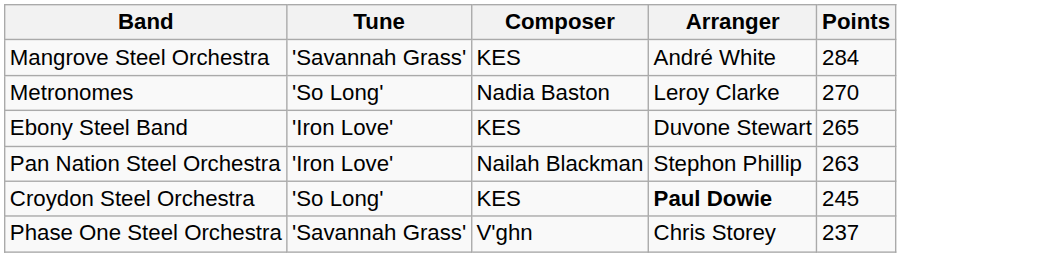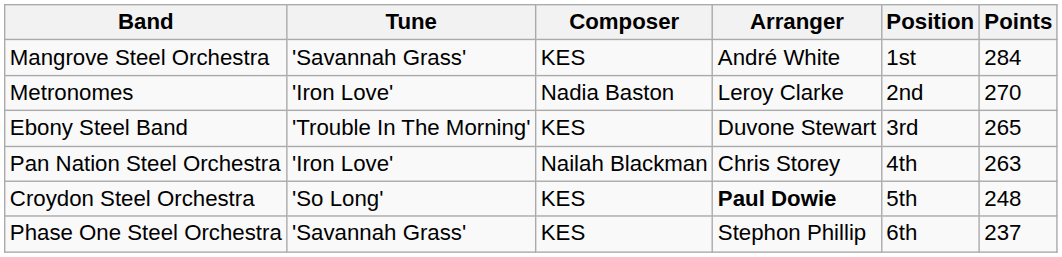+ column: (930, 22)
(338, 92) 'So Long' -> (343, 92) 'Iron Love'
(343, 127) 'Iron Love' -> (411, 127) 'Trouble In The Morning'
(728, 163) Stephon Phillip -> (779, 163) Chris Storey
(841, 198) 245 -> (1003, 198) 248
(505, 233) V'ghn -> (563, 233) KES
(715, 233) Chris Storey -> (792, 233) Stephon Phillip
